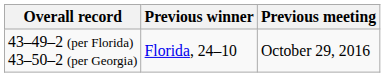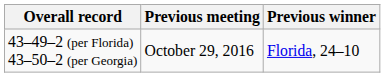columns swapped: (318, 16) <-> (199, 16)
